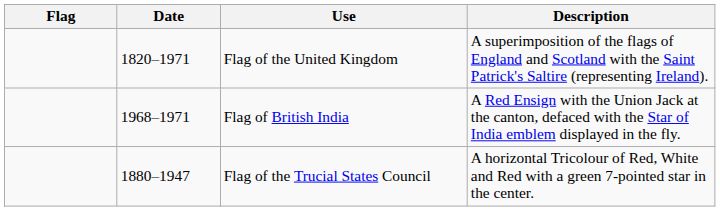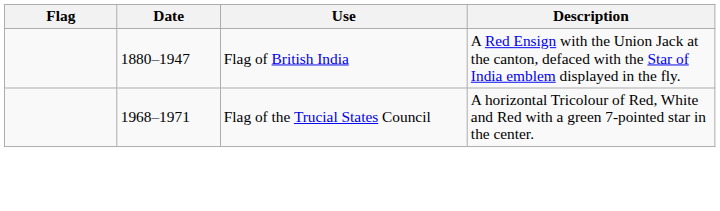- row: (311, 58)
(155, 117) 1968–1971 -> (155, 58) 1880–1947
(155, 176) 1880–1947 -> (155, 117) 1968–1971
